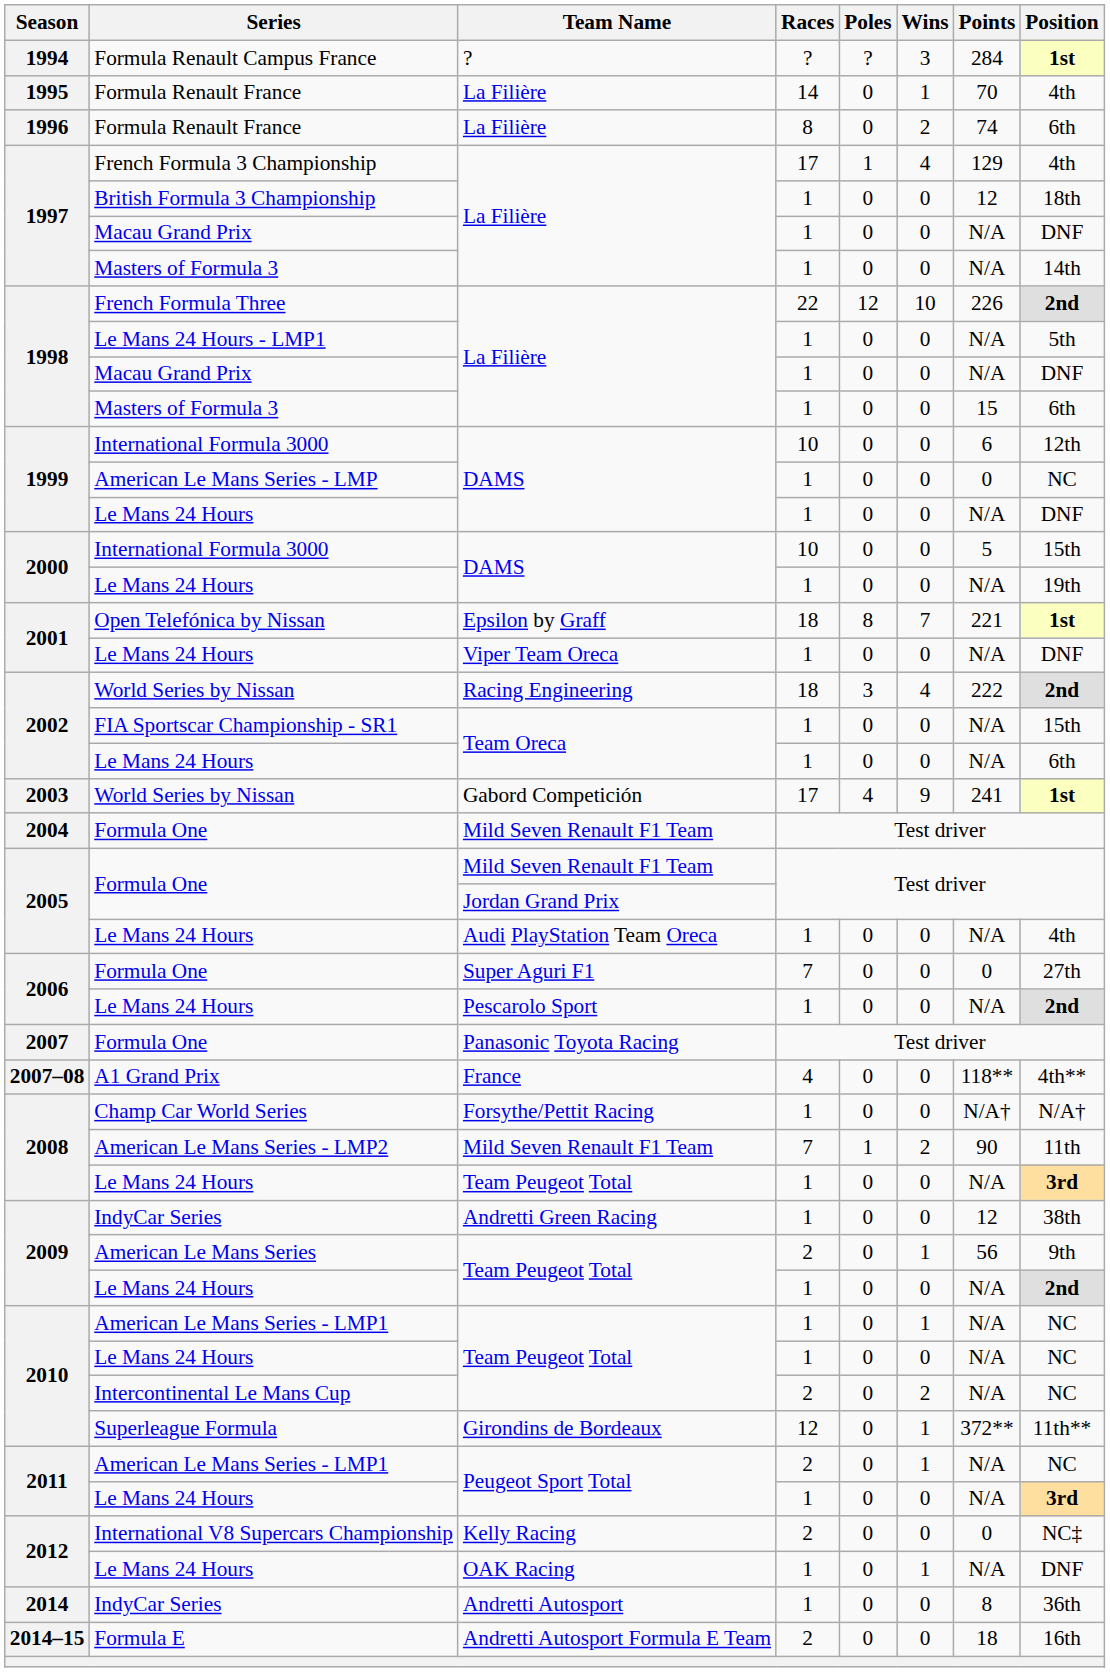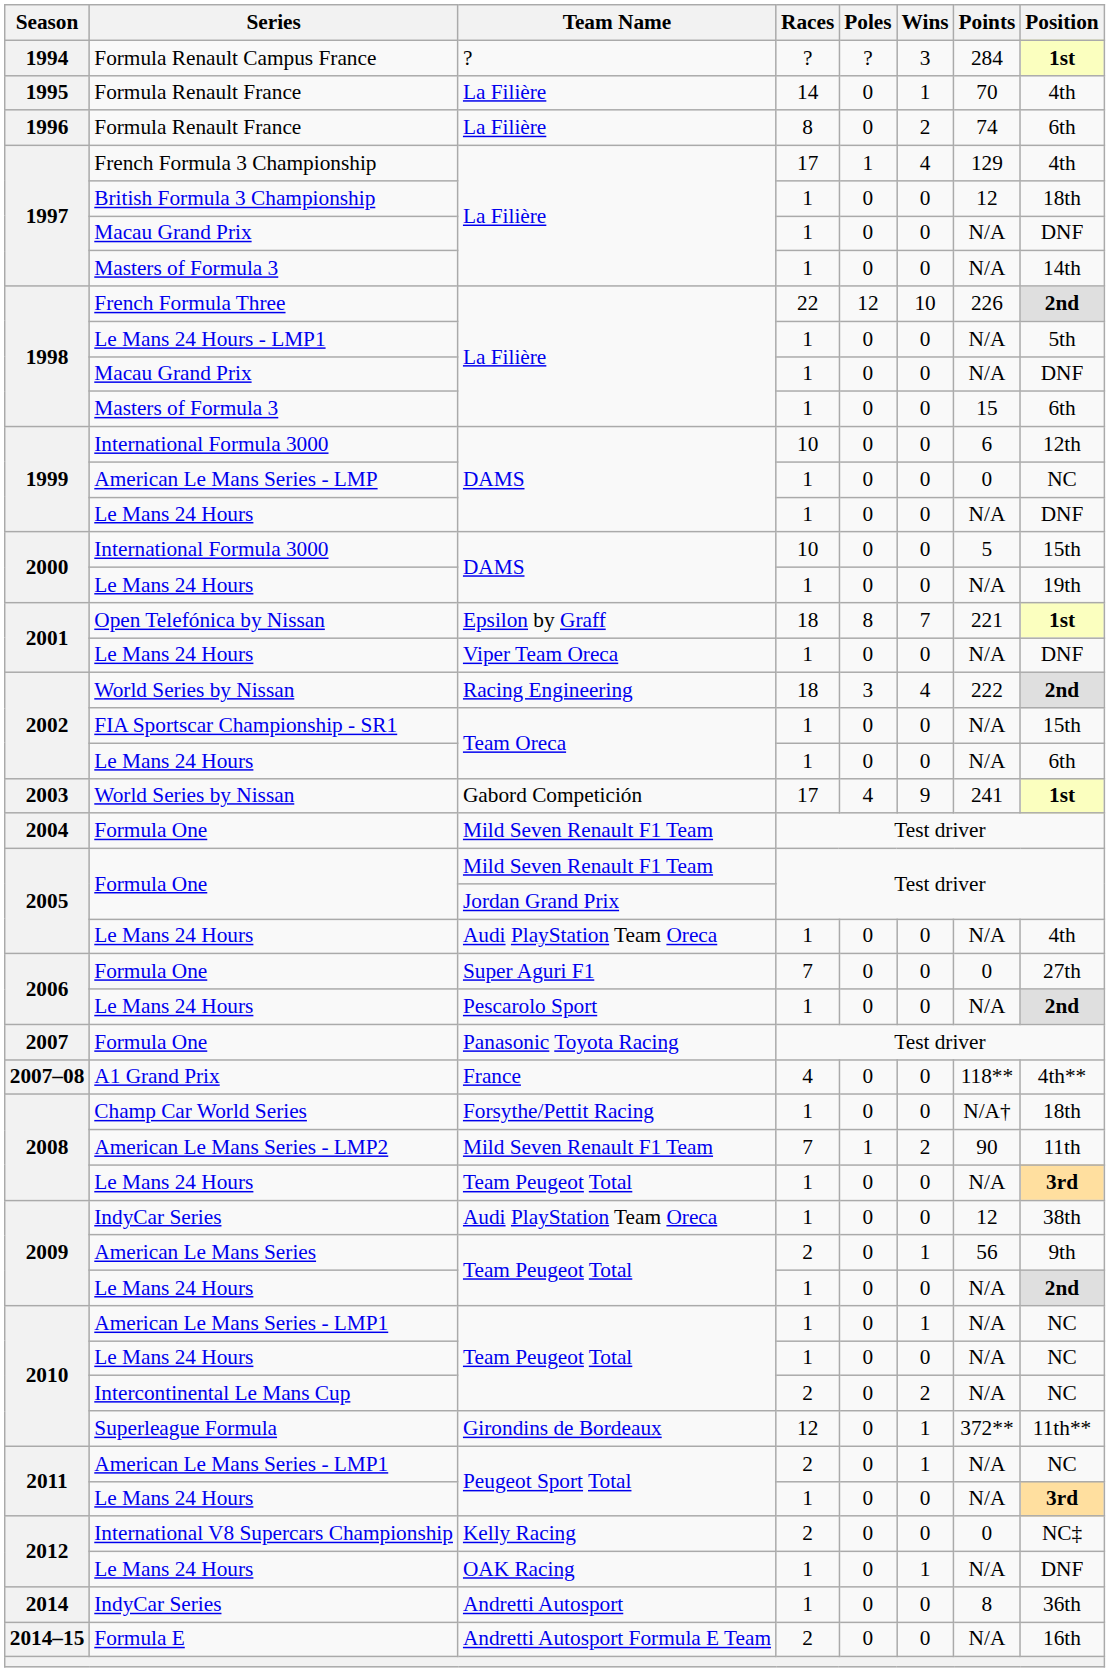(1062, 1112) N/A† -> (1062, 1112) 18th
(560, 1217) Andretti Green Racing -> (590, 1217) Audi PlayStation Team Oreca
(987, 1639) 18 -> (987, 1639) N/A
